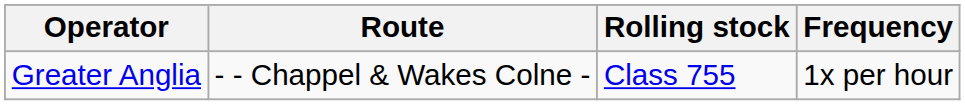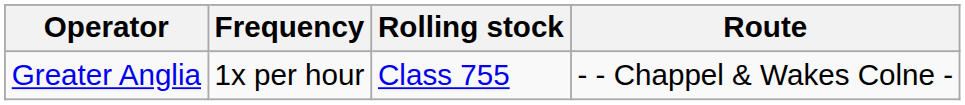columns swapped: (402, 27) <-> (878, 27)
